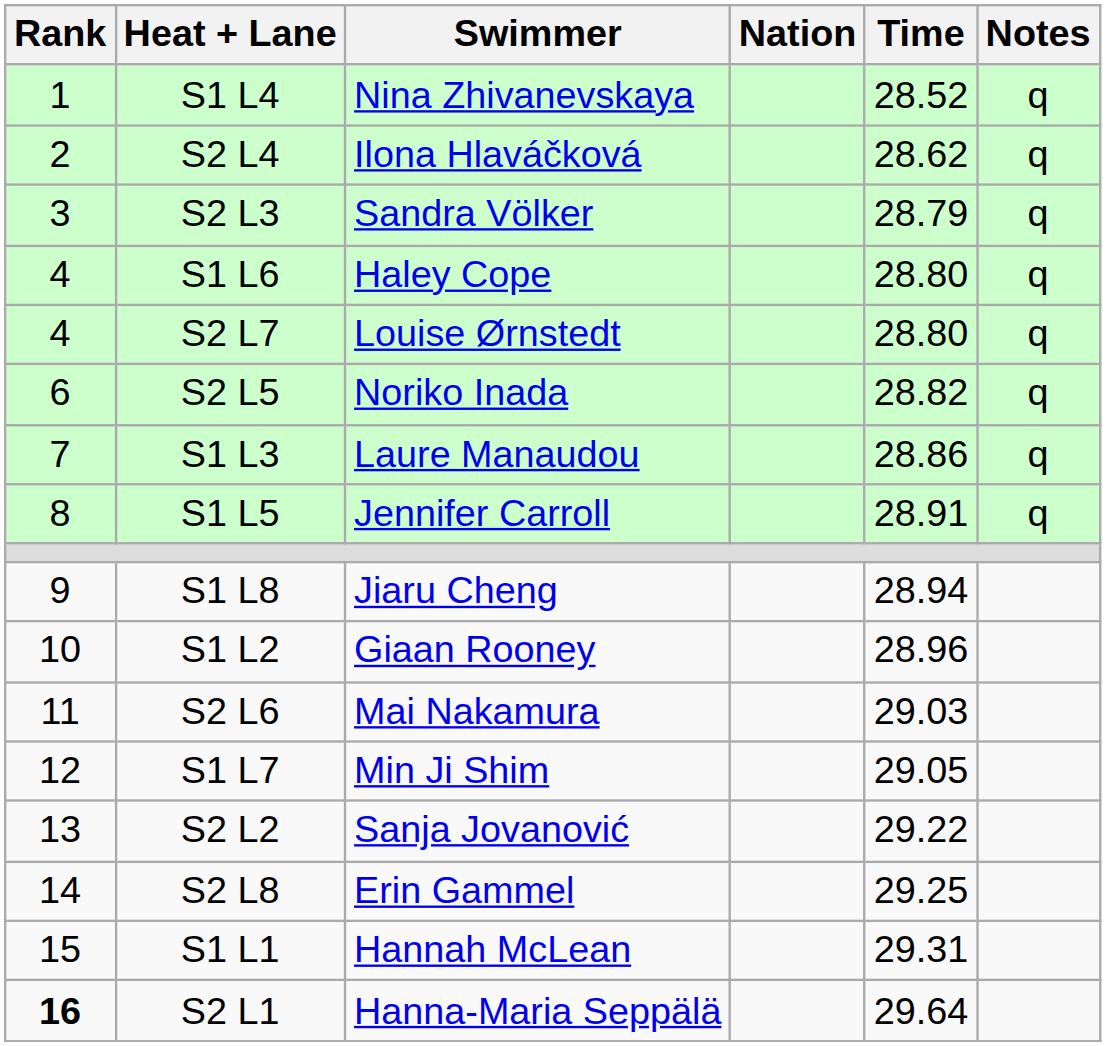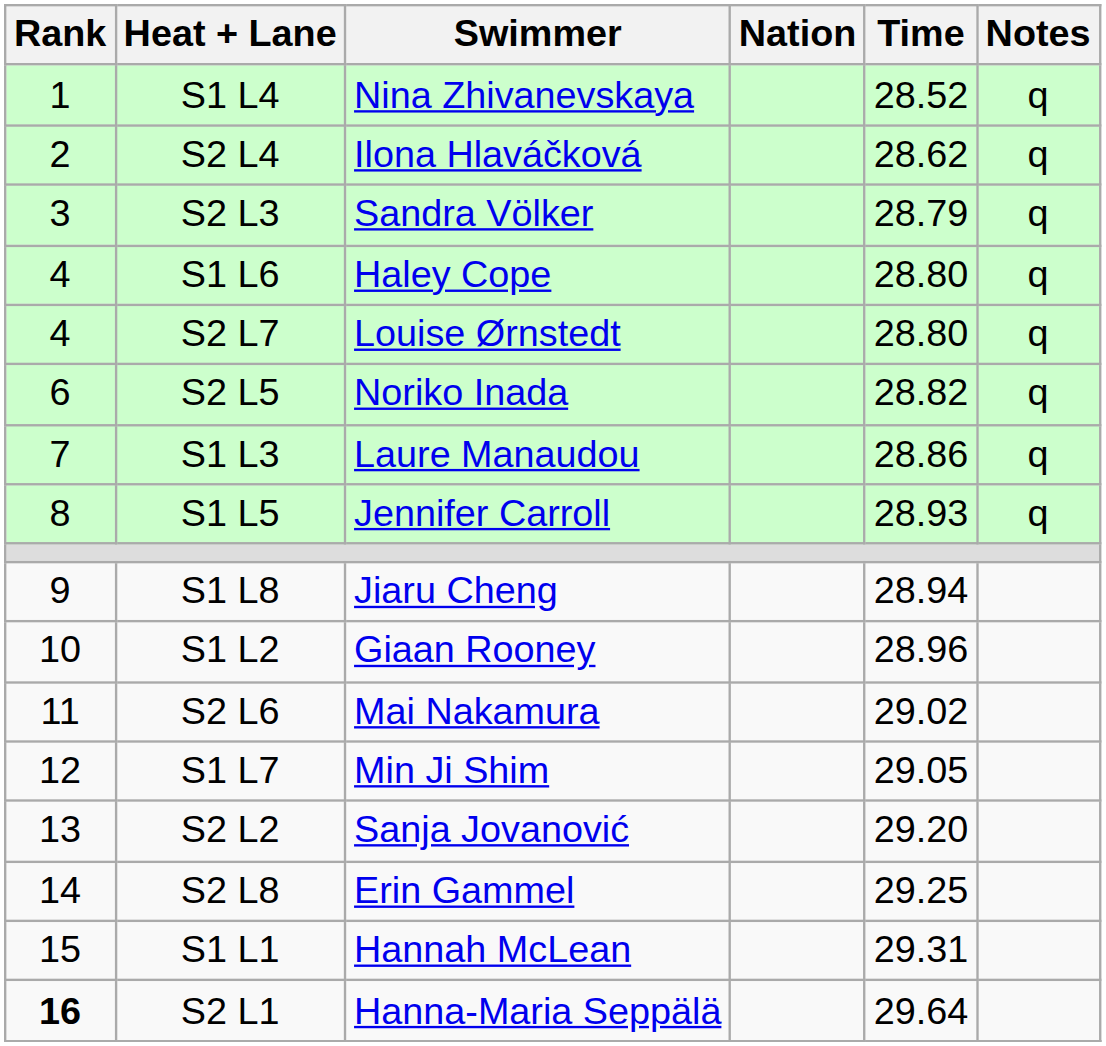(921, 513) 28.91 -> (921, 513) 28.93
(921, 710) 29.03 -> (921, 710) 29.02
(921, 830) 29.22 -> (921, 830) 29.20
